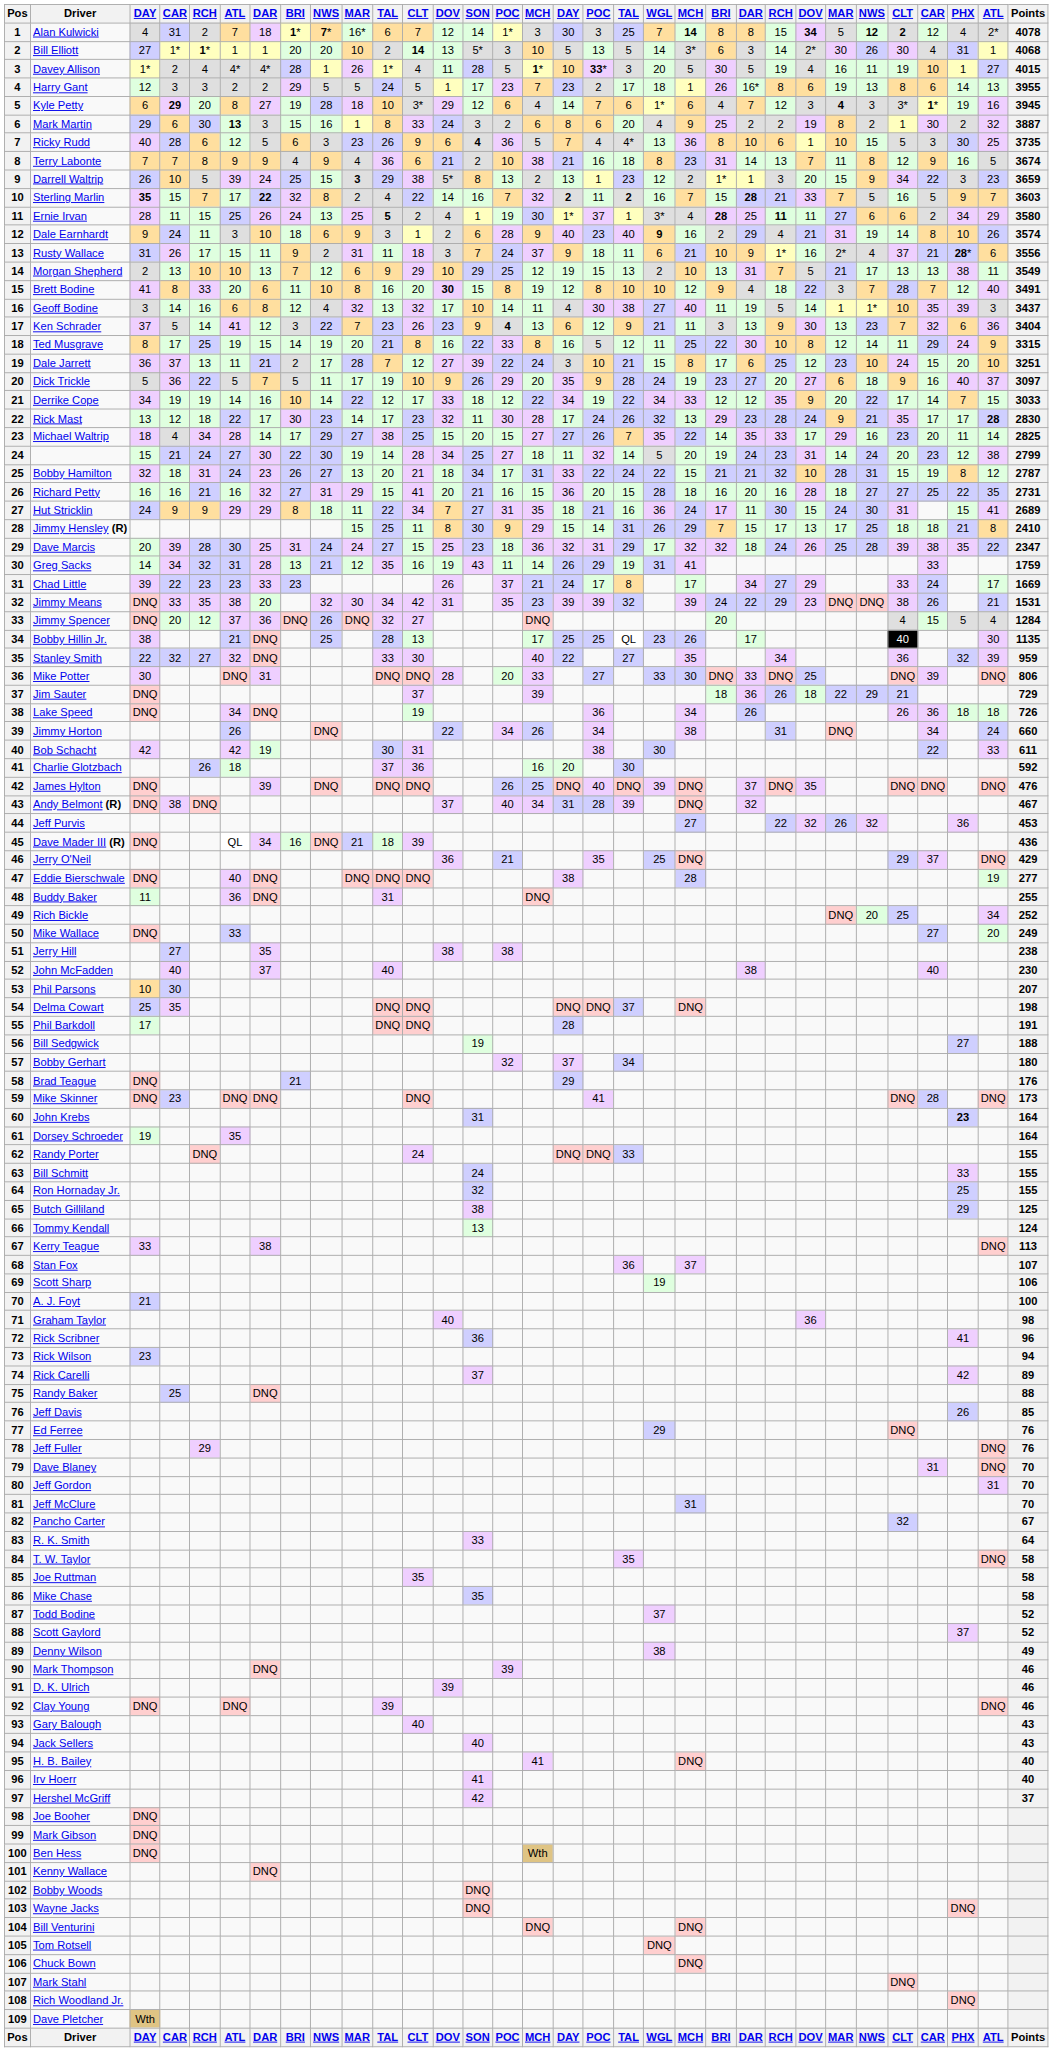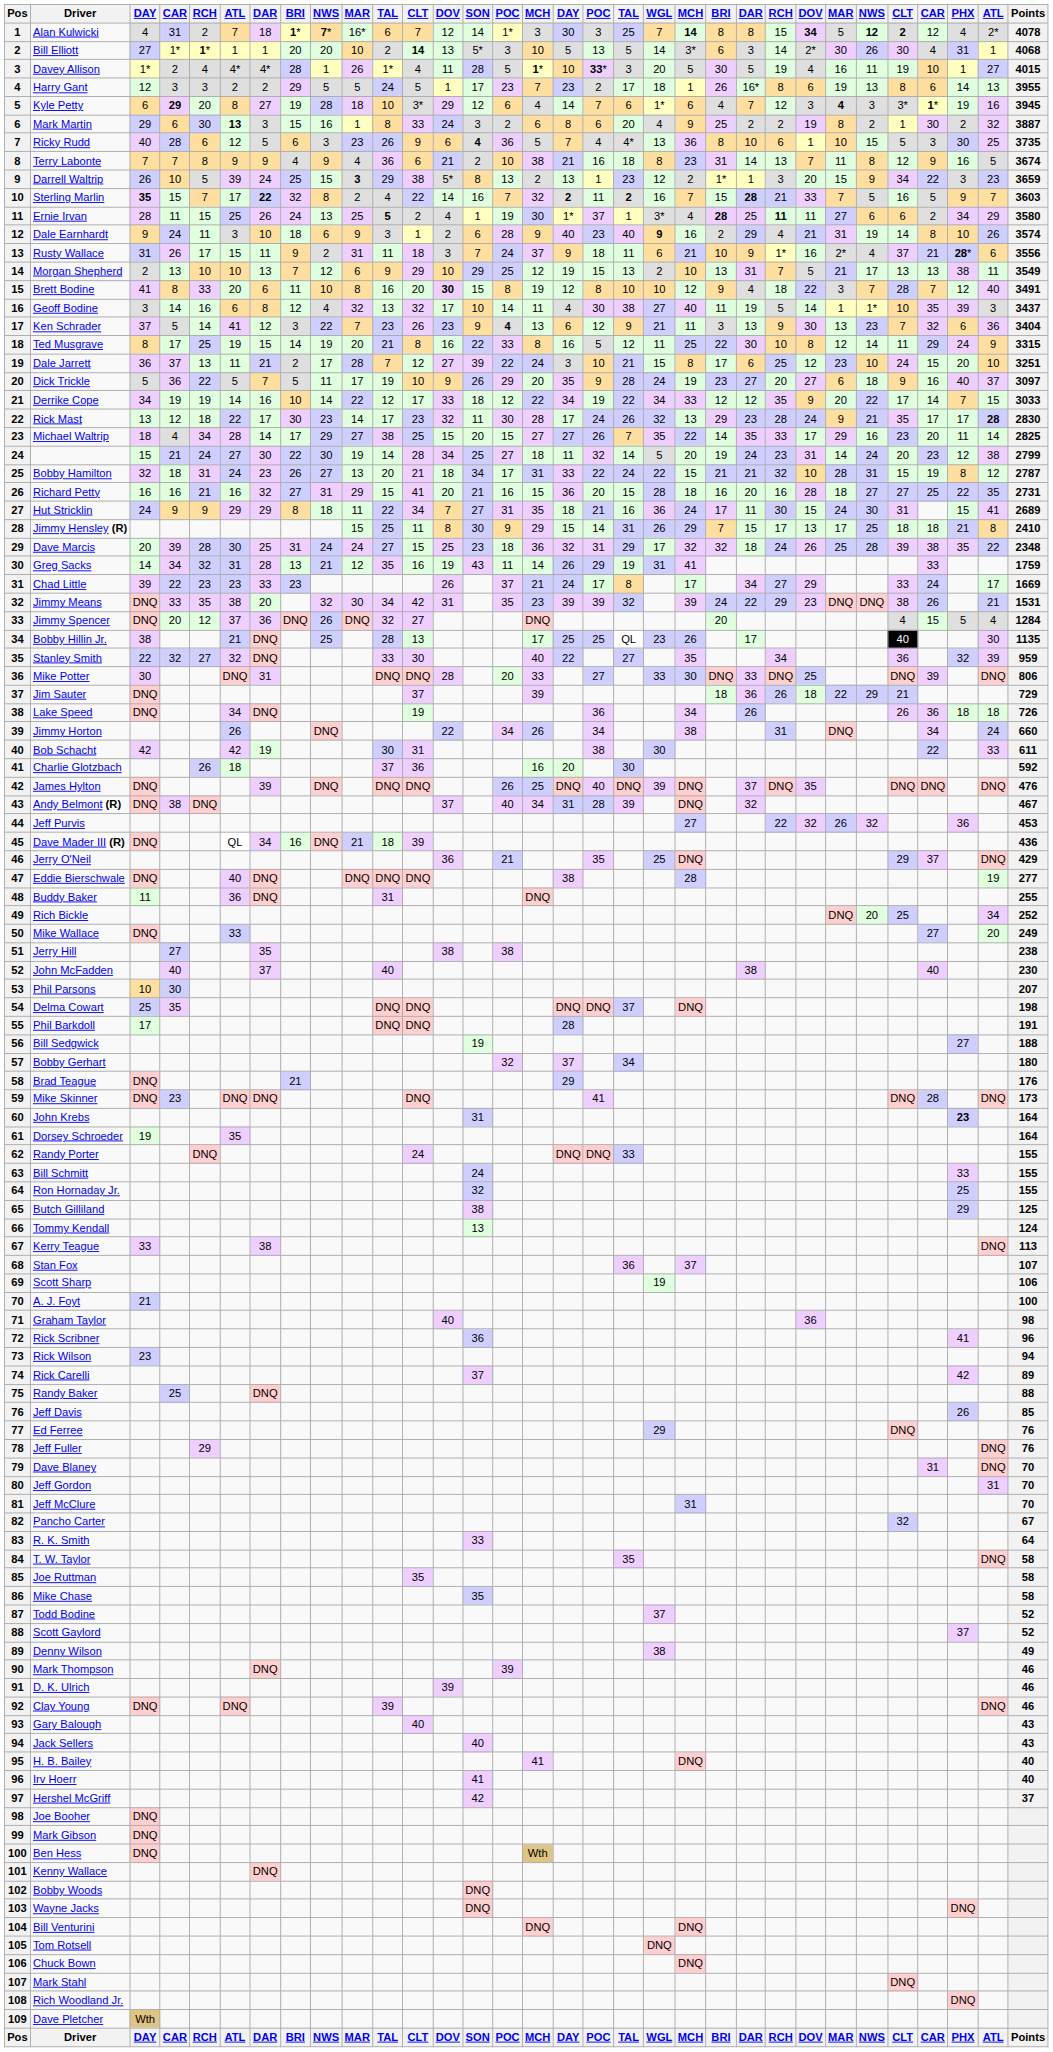(1028, 547) 2347 -> (1028, 547) 2348
